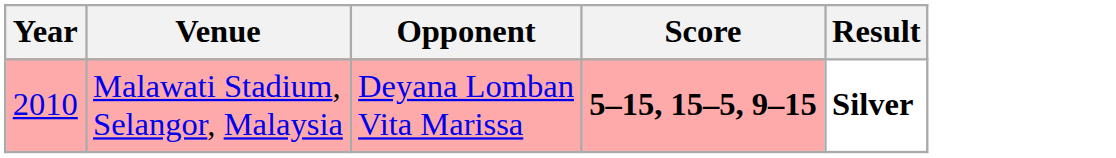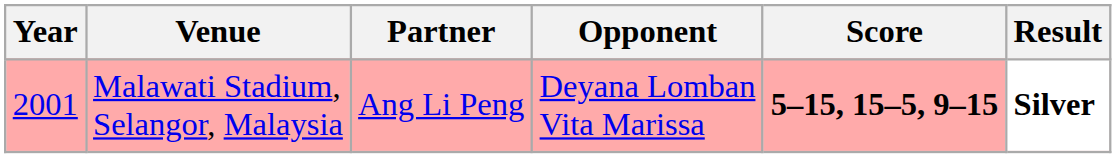+ column: (441, 31)
(45, 104) 2010 -> (45, 104) 2001
